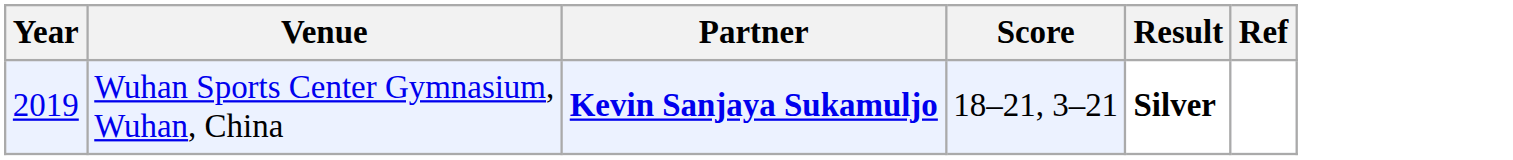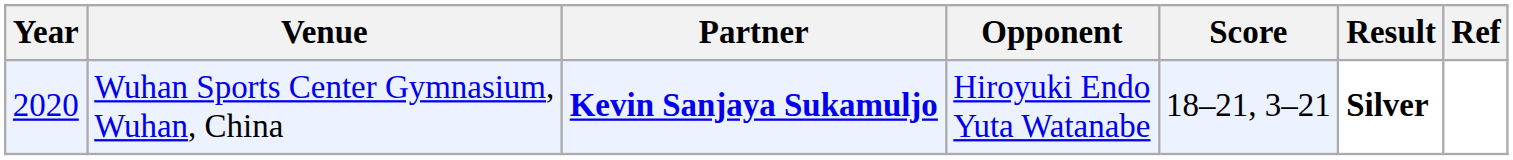+ column: (1052, 32)
(46, 105) 2019 -> (46, 105) 2020
